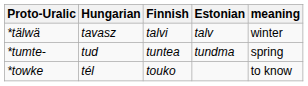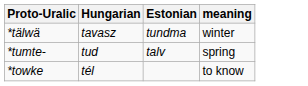- column: (168, 14)
(204, 33) talv -> (166, 33) tundma
(214, 52) tundma -> (156, 52) talv
